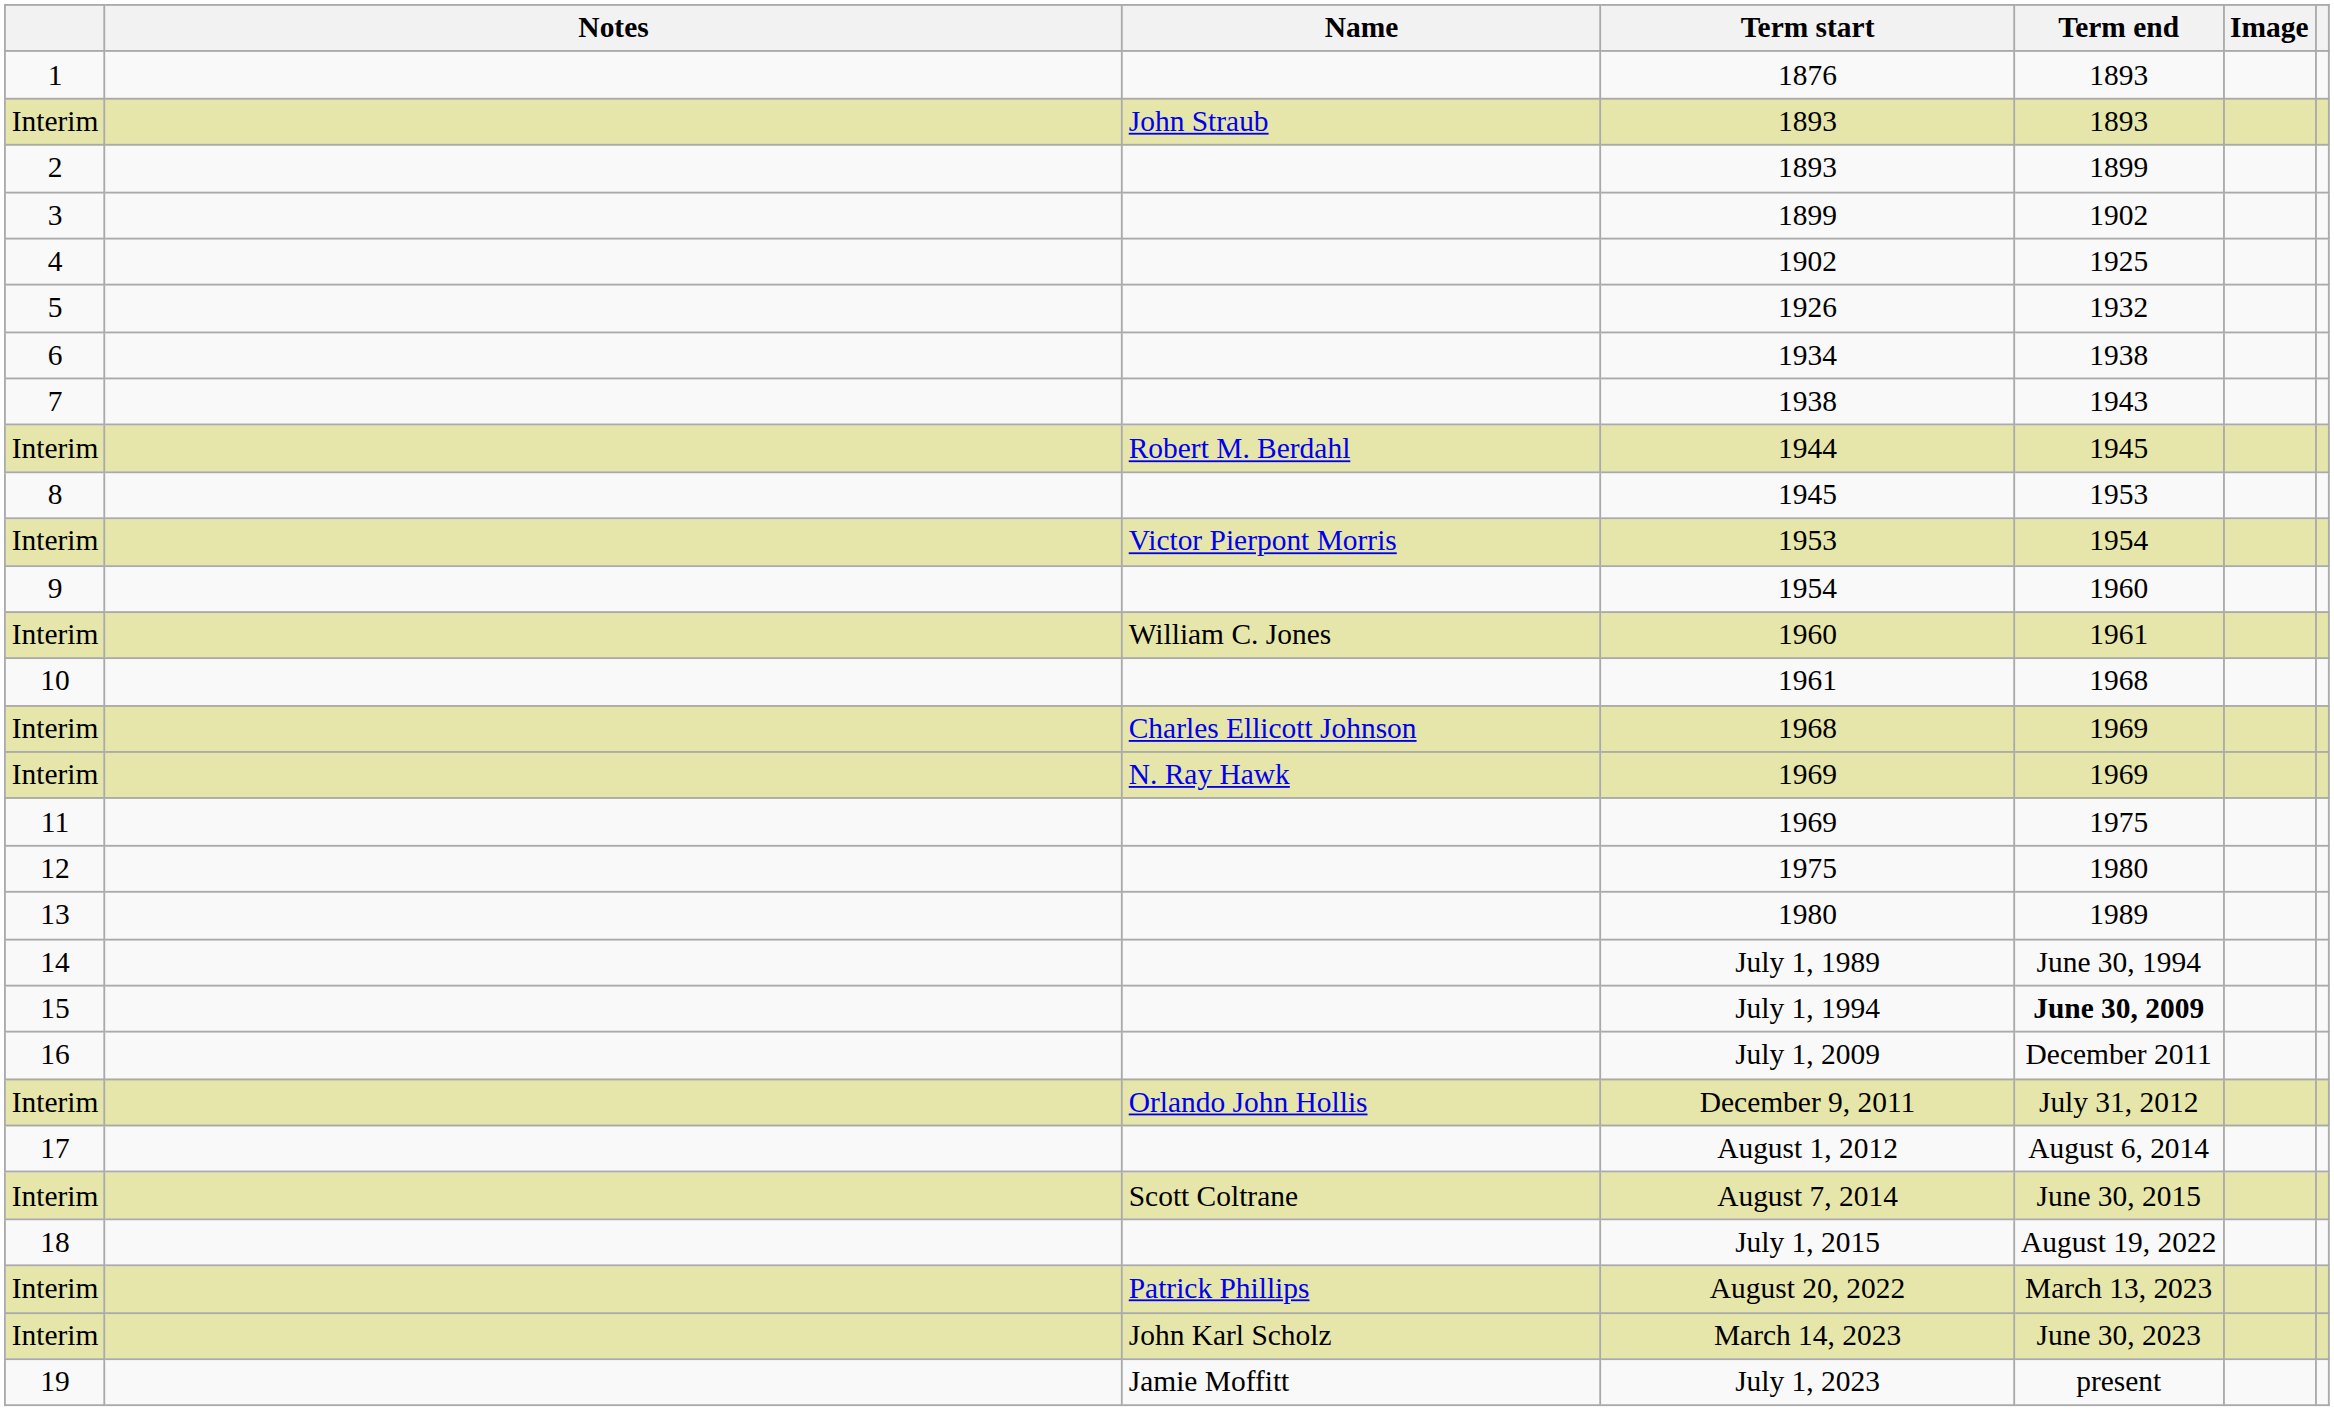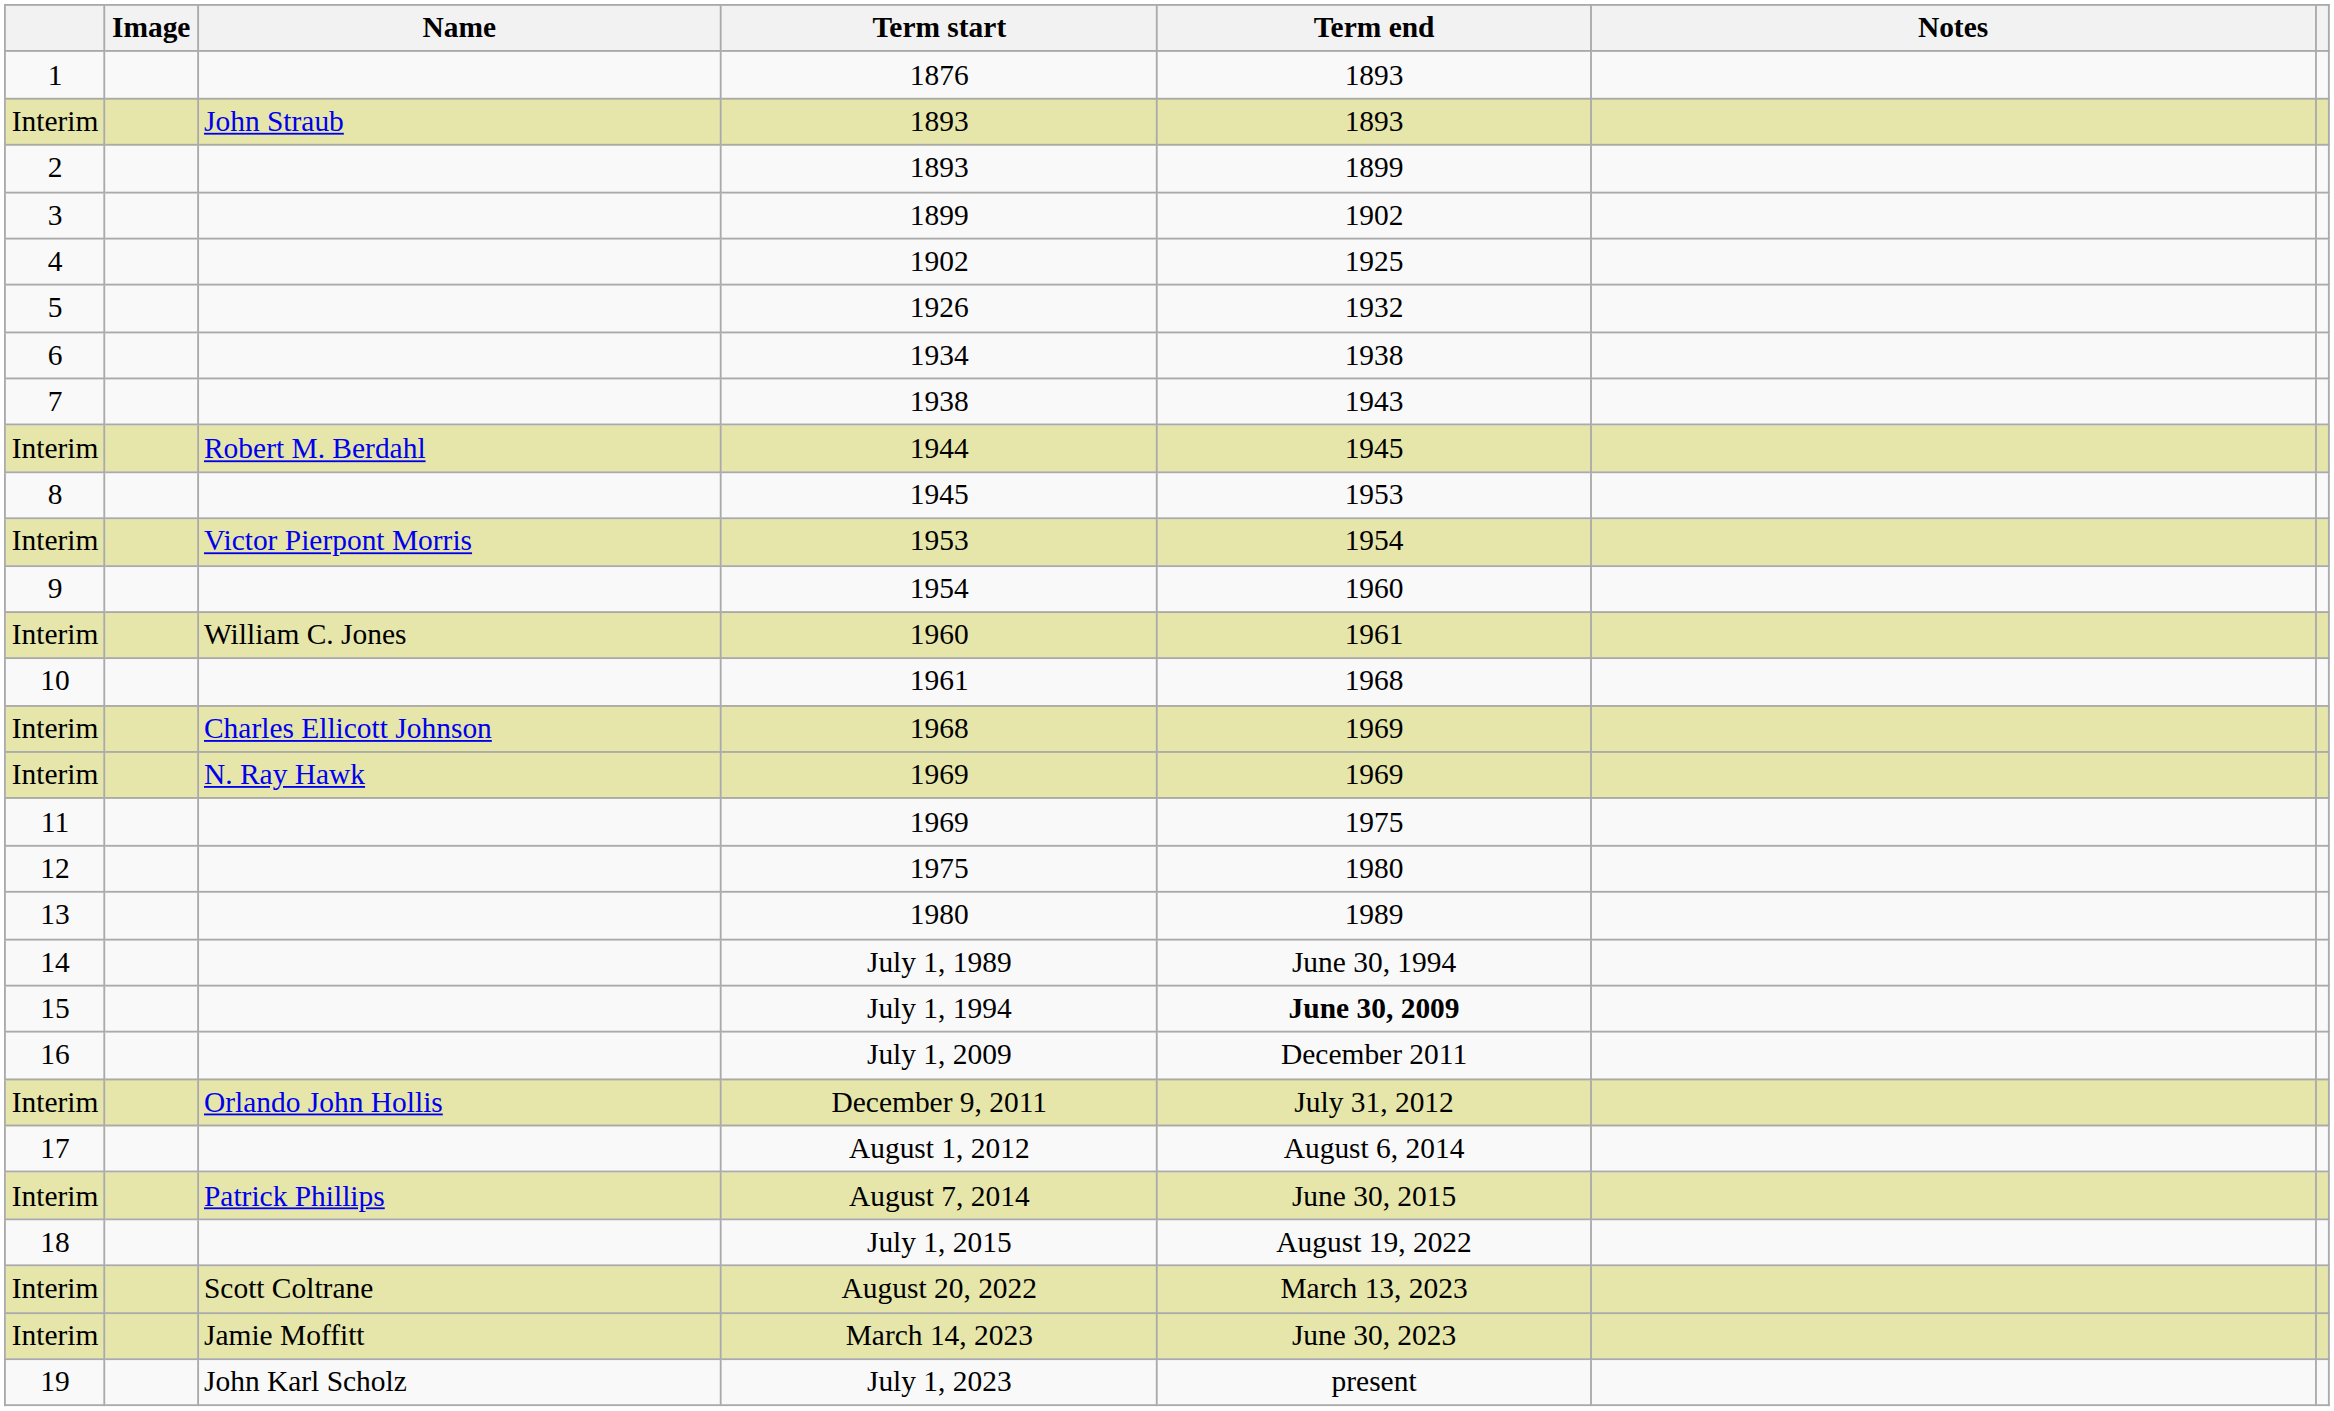columns swapped: (2269, 27) <-> (614, 27)
(1213, 1195) Scott Coltrane -> (294, 1195) Patrick Phillips
(1219, 1288) Patrick Phillips -> (289, 1288) Scott Coltrane
(1230, 1335) John Karl Scholz -> (284, 1335) Jamie Moffitt
(1209, 1381) Jamie Moffitt -> (305, 1381) John Karl Scholz
